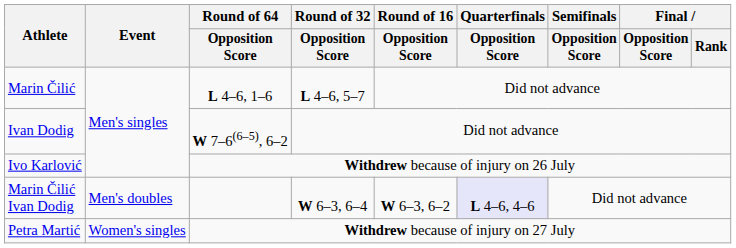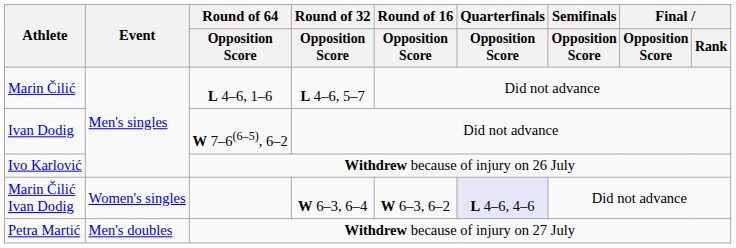(130, 198) Men's doubles -> (137, 198) Women's singles
(137, 231) Women's singles -> (130, 231) Men's doubles
